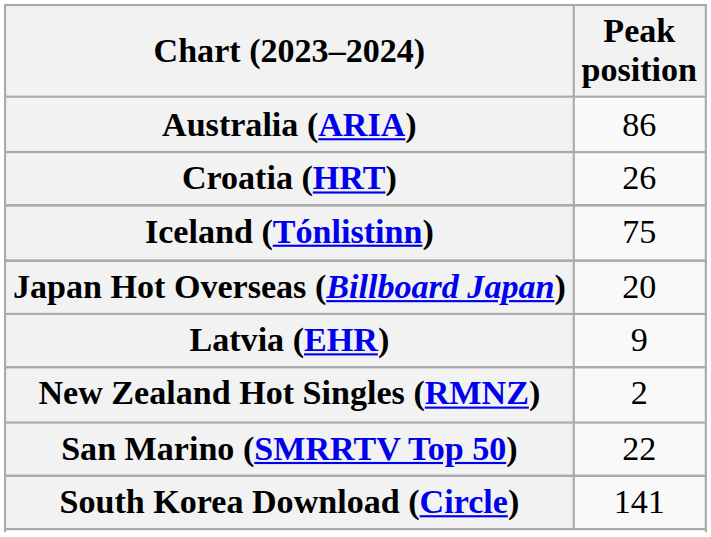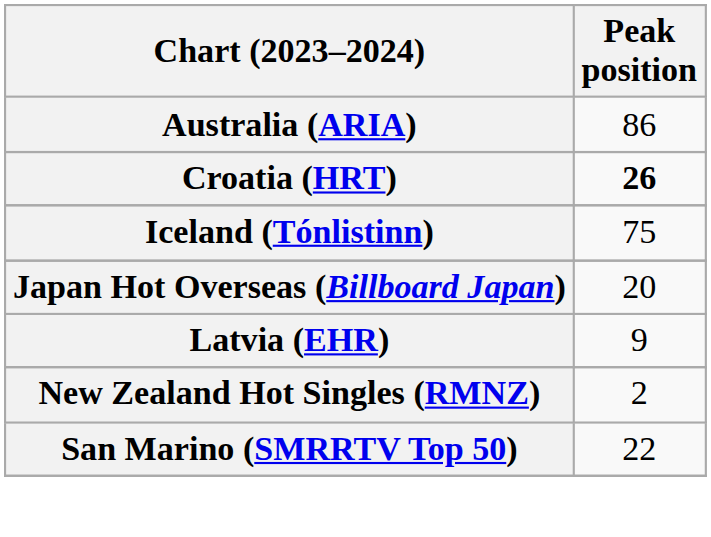(639, 177) normal -> (639, 177) bold
- row: (289, 502)
